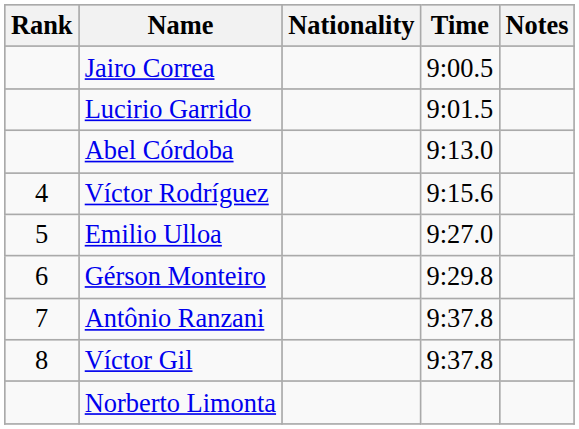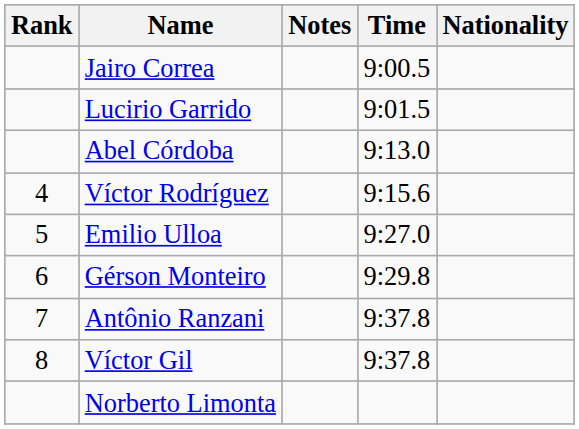columns swapped: (351, 25) <-> (537, 25)
